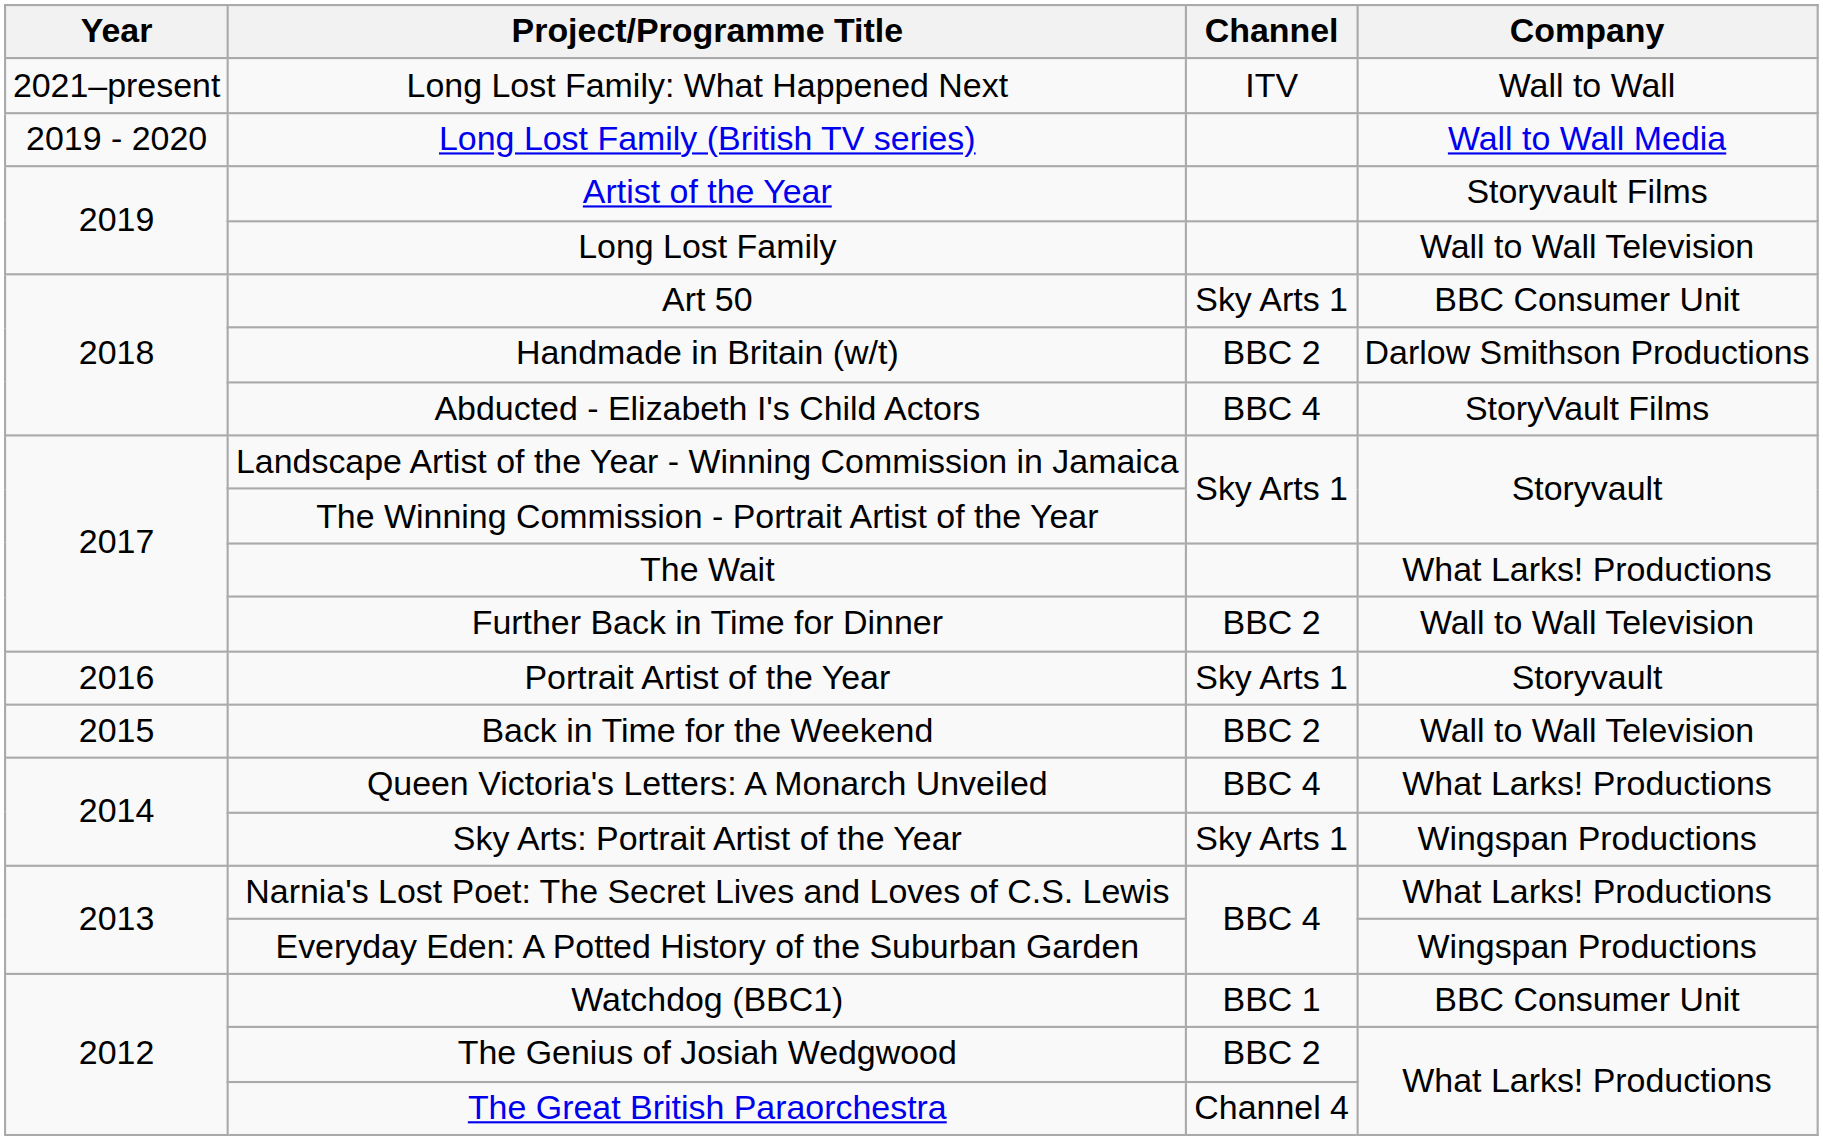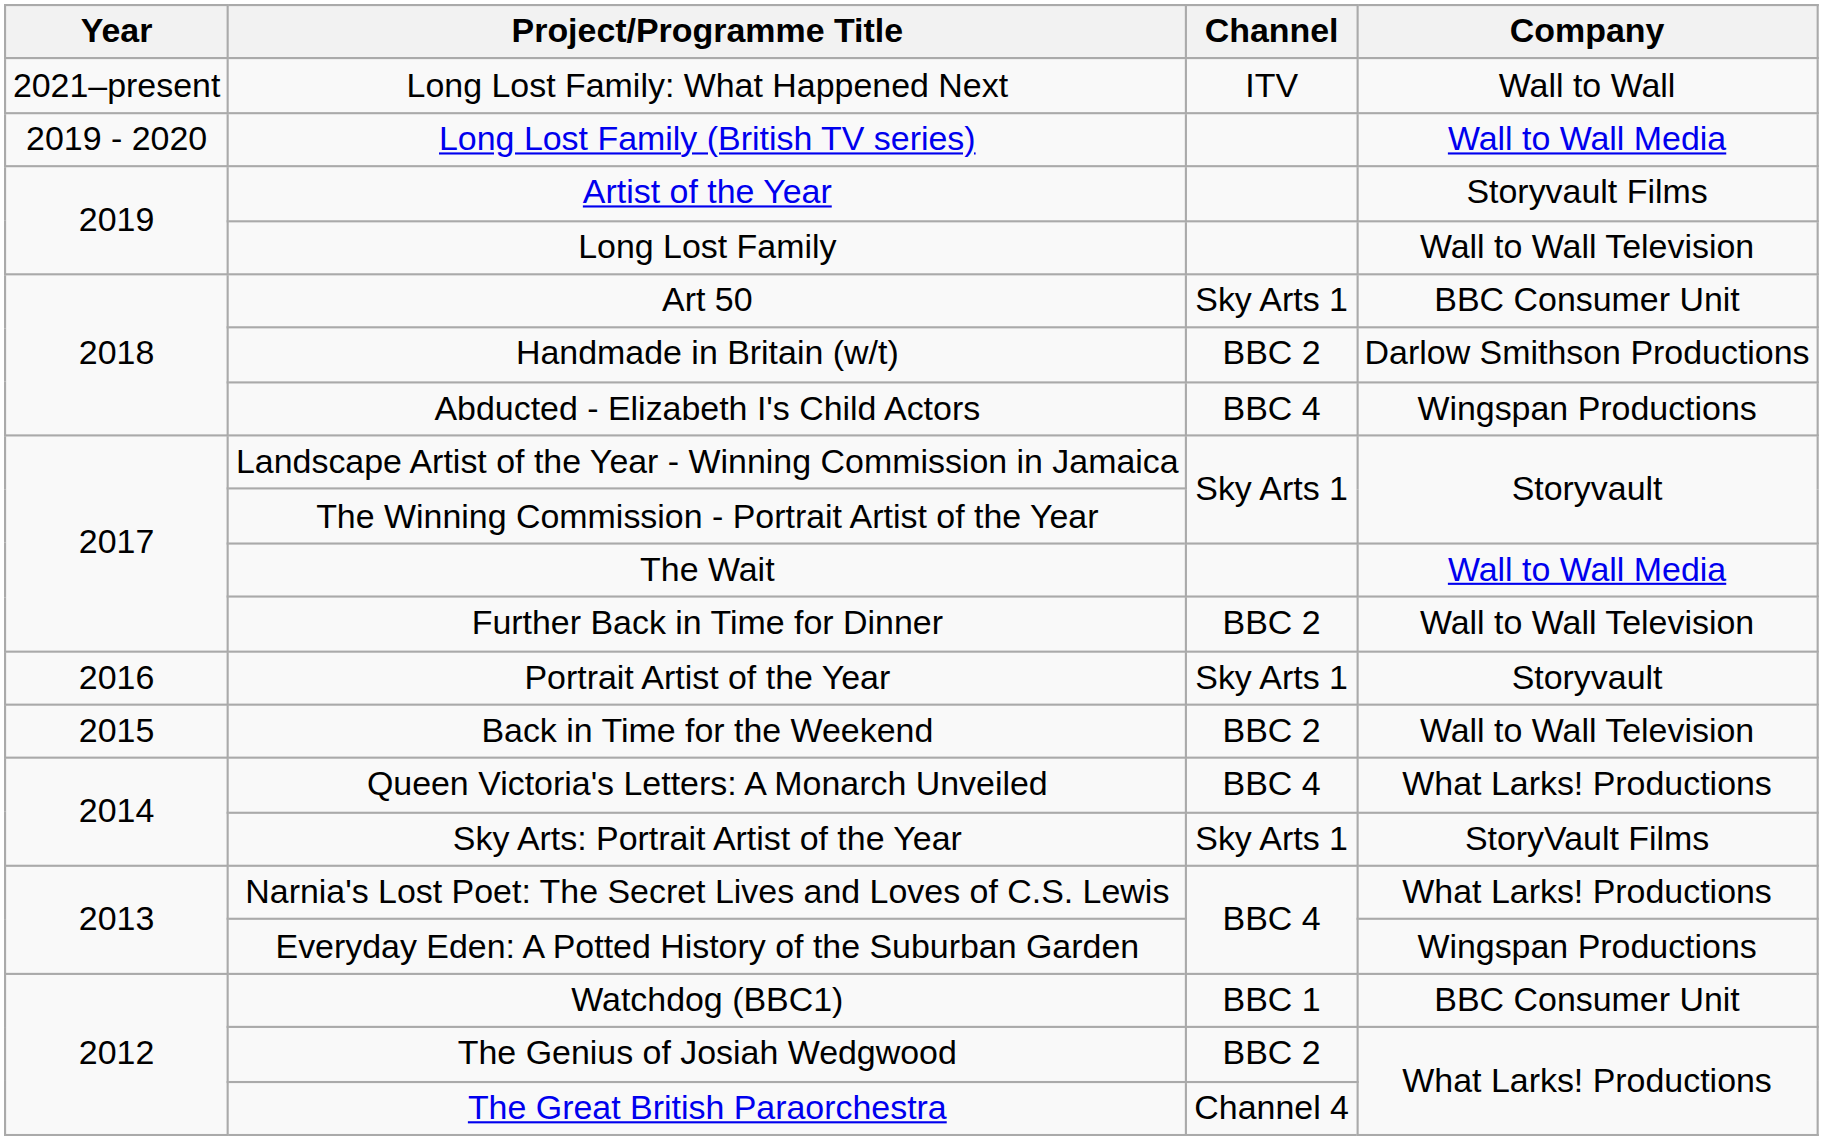(1587, 407) StoryVault Films -> (1587, 407) Wingspan Productions
(1587, 569) What Larks! Productions -> (1587, 569) Wall to Wall Media
(1587, 838) Wingspan Productions -> (1587, 838) StoryVault Films
